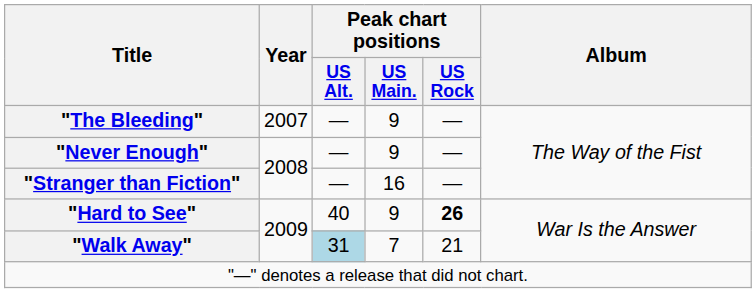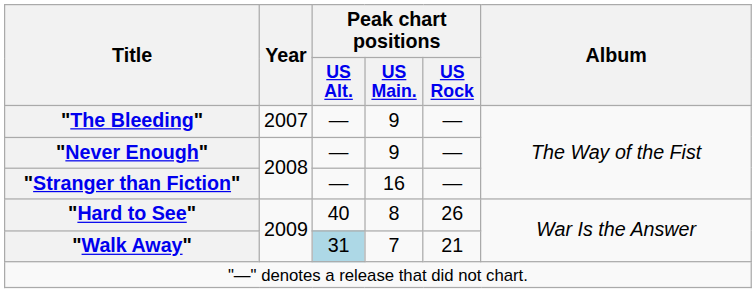(394, 214) 9 -> (394, 214) 8
(452, 214) bold -> (452, 214) normal
